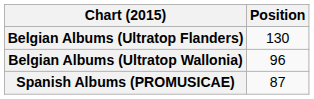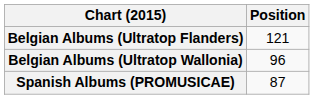(278, 37) 130 -> (278, 37) 121
